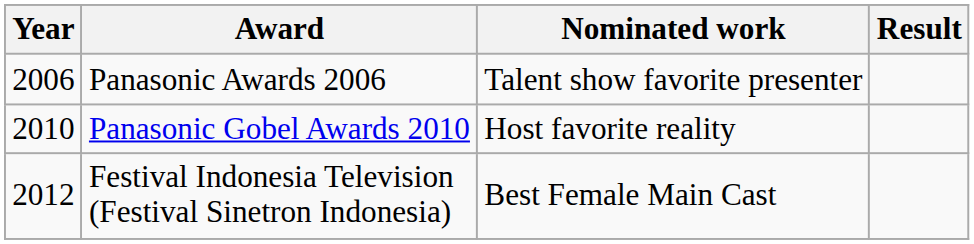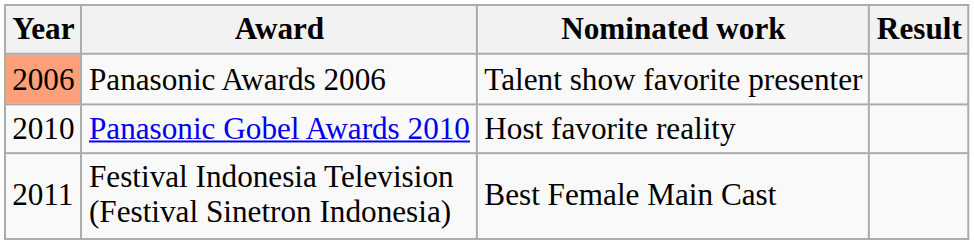(43, 78) no background -> (43, 78) lightsalmon background
(43, 195) 2012 -> (43, 195) 2011
